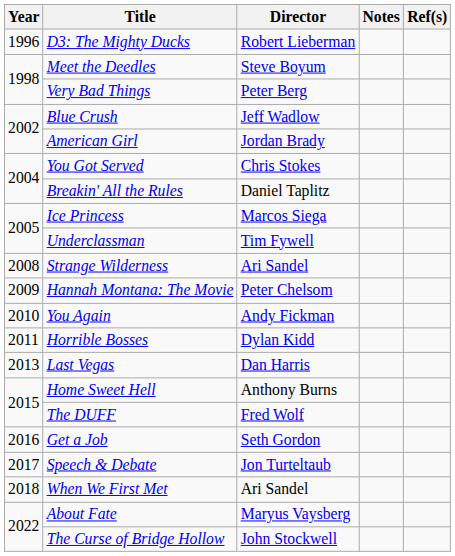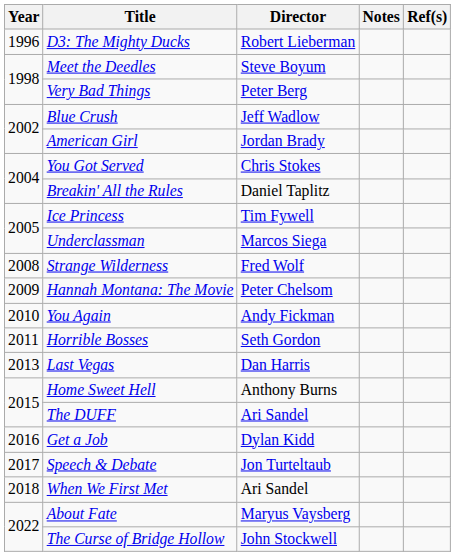(284, 215) Marcos Siega -> (277, 215) Tim Fywell
(277, 240) Tim Fywell -> (284, 240) Marcos Siega
(274, 265) Ari Sandel -> (272, 265) Fred Wolf
(278, 340) Dylan Kidd -> (281, 340) Seth Gordon
(272, 414) Fred Wolf -> (274, 414) Ari Sandel
(281, 439) Seth Gordon -> (278, 439) Dylan Kidd
